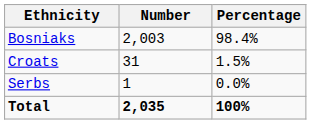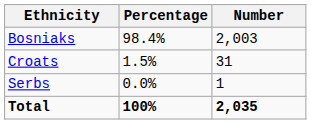columns swapped: (166, 16) <-> (259, 16)
